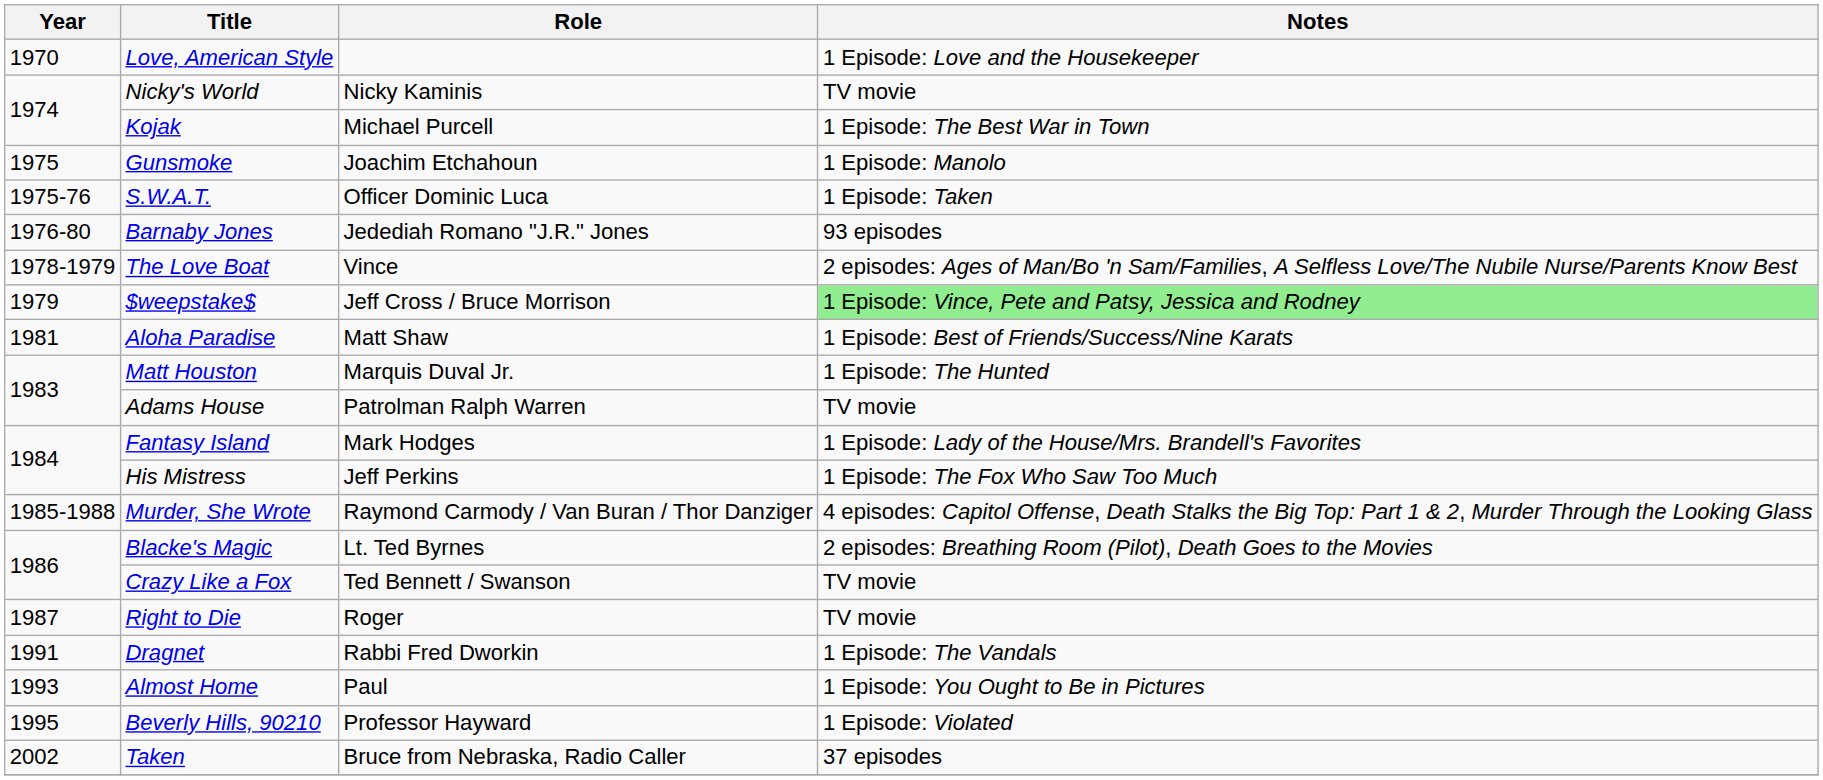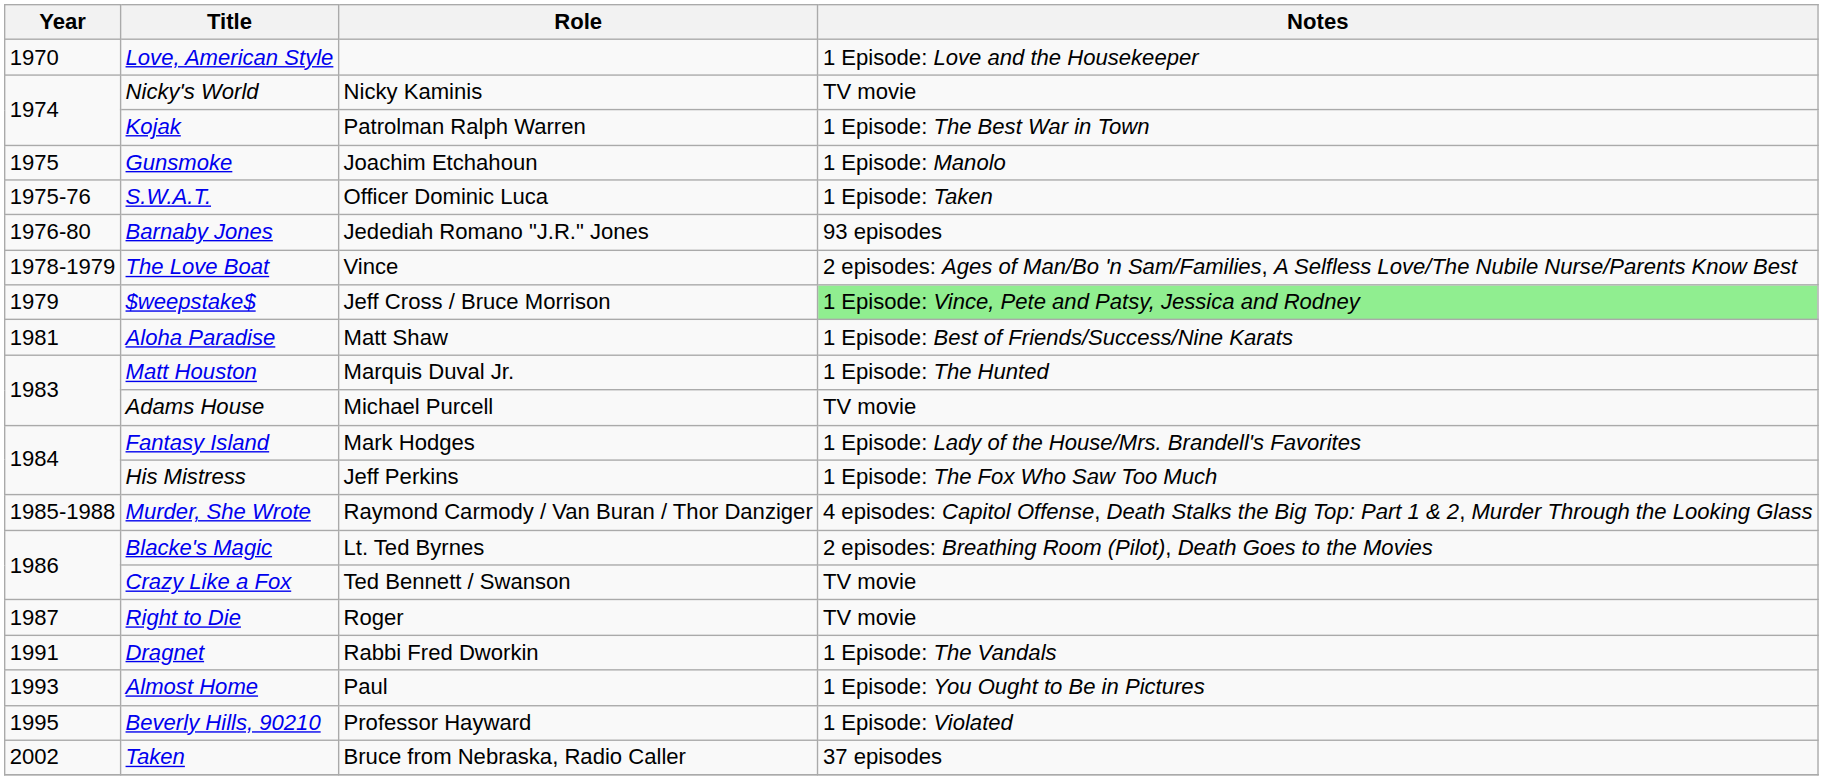(418, 127) Michael Purcell -> (465, 127) Patrolman Ralph Warren
(465, 407) Patrolman Ralph Warren -> (418, 407) Michael Purcell
